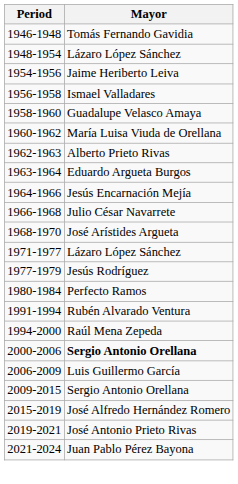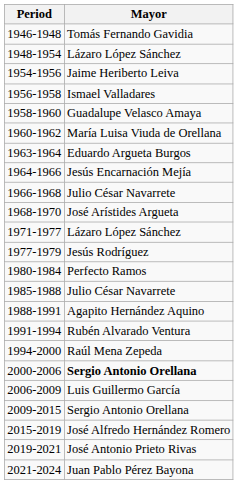- row: (34, 152)
+ row: (34, 291)
+ row: (34, 311)
